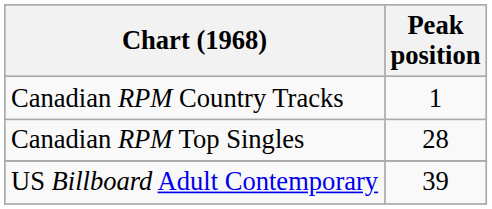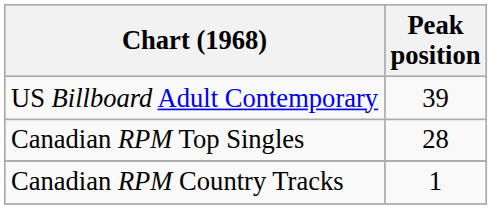rows swapped: (177, 97) <-> (195, 181)
